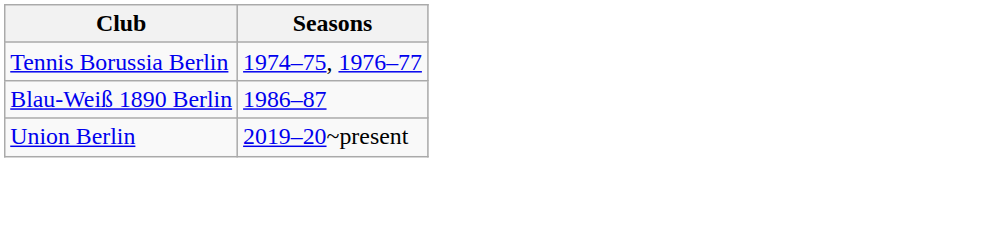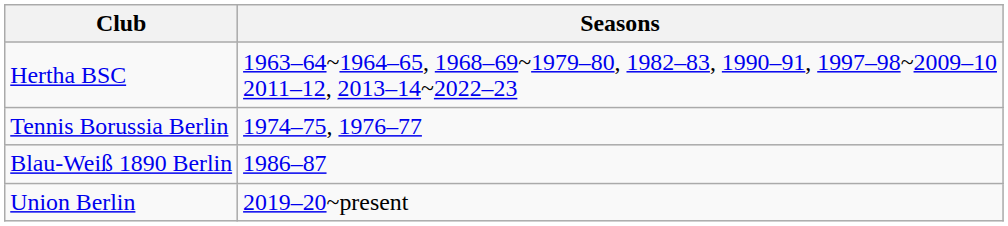+ row: (68, 74)
